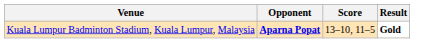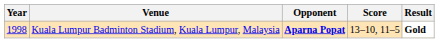+ column: (17, 13)
